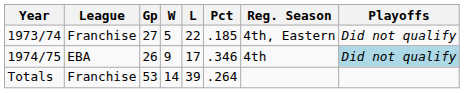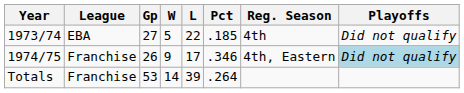(102, 36) Franchise -> (79, 36) EBA
(289, 36) 4th, Eastern -> (255, 36) 4th
(79, 56) EBA -> (102, 56) Franchise
(255, 56) 4th -> (289, 56) 4th, Eastern
